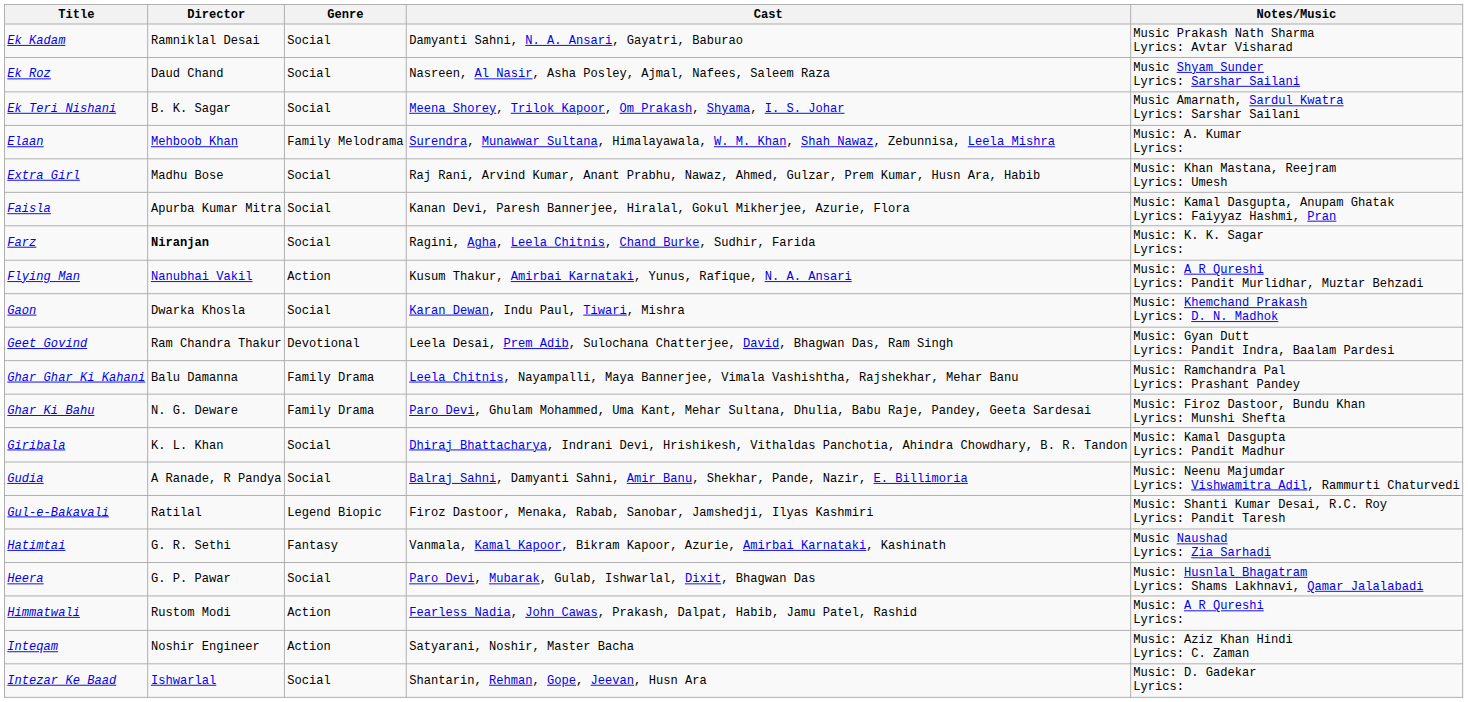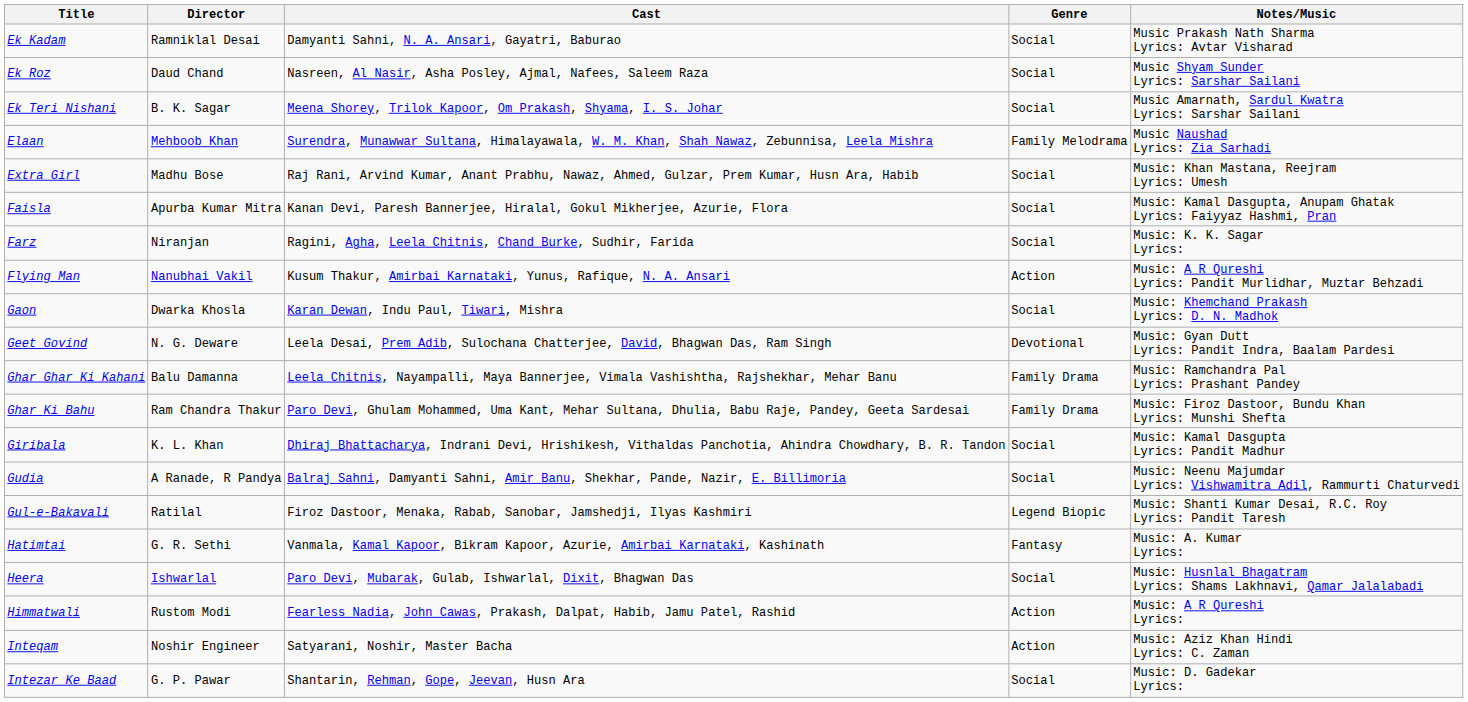columns swapped: (768, 14) <-> (345, 14)
(1188, 142) Music: A. Kumar Lyrics: -> (1202, 142) Music Naushad Lyrics: Zia Sarhadi
(180, 243) bold -> (180, 243) normal
(216, 344) Ram Chandra Thakur -> (194, 344) N. G. Deware
(194, 411) N. G. Deware -> (216, 411) Ram Chandra Thakur
(1202, 546) Music Naushad Lyrics: Zia Sarhadi -> (1188, 546) Music: A. Kumar Lyrics:
(191, 579) G. P. Pawar -> (184, 579) Ishwarlal
(184, 680) Ishwarlal -> (191, 680) G. P. Pawar
